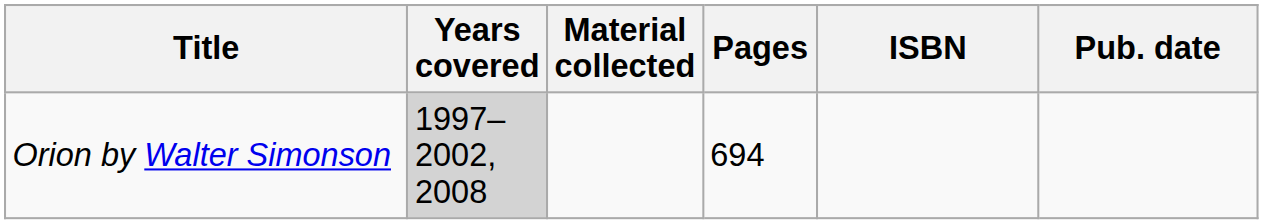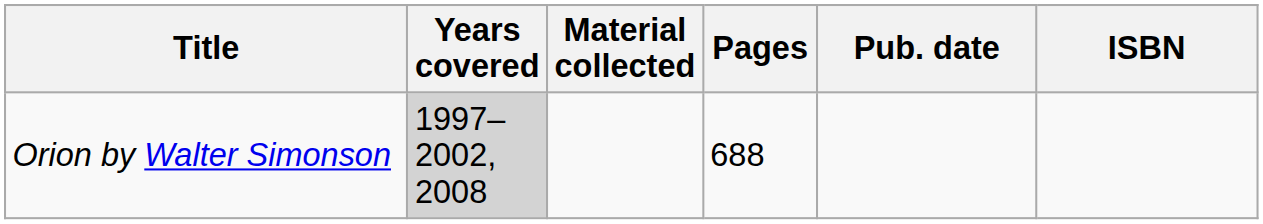columns swapped: (1148, 48) <-> (928, 48)
(737, 154) 694 -> (737, 154) 688
